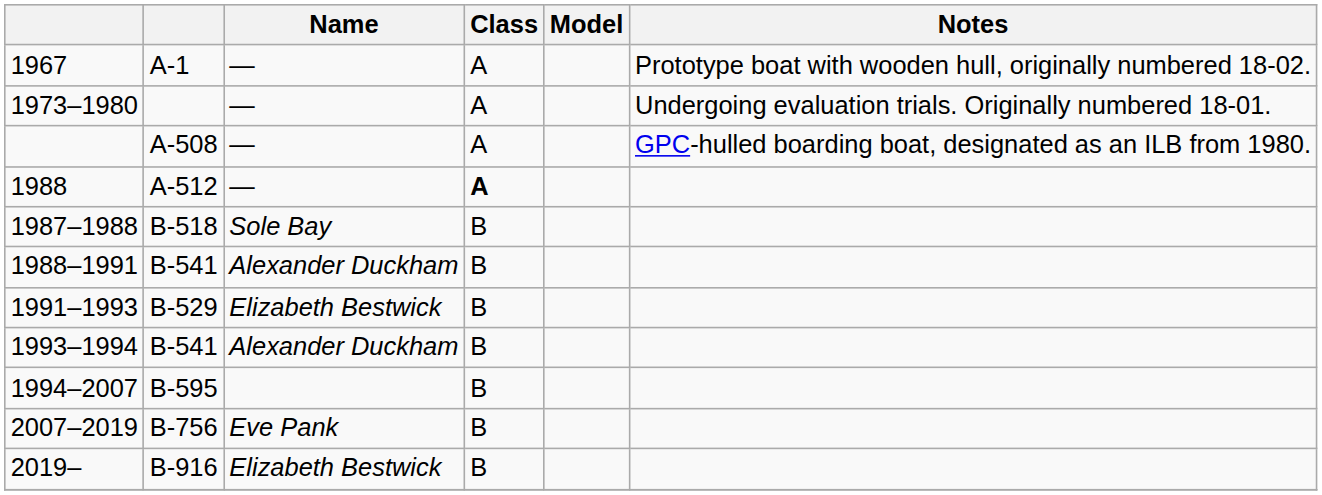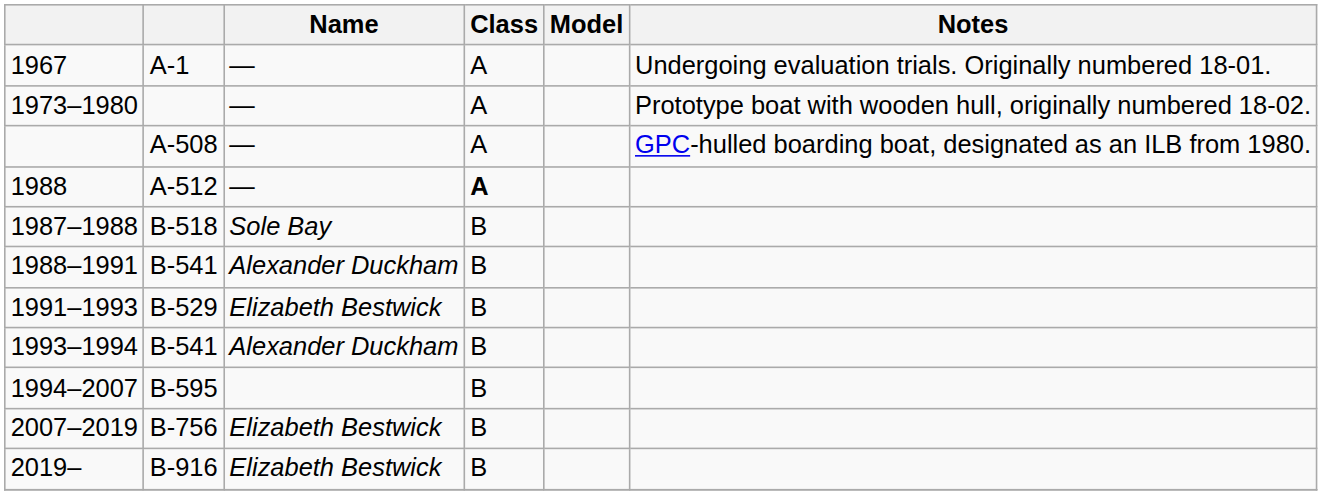(973, 65) Prototype boat with wooden hull, originally numbered 18-02. -> (953, 65) Undergoing evaluation trials. Originally numbered 18-01.
(953, 105) Undergoing evaluation trials. Originally numbered 18-01. -> (973, 105) Prototype boat with wooden hull, originally numbered 18-02.
(284, 428) Eve Pank -> (335, 428) Elizabeth Bestwick
